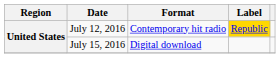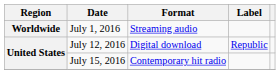+ row: (95, 28)
(178, 28) Contemporary hit radio -> (166, 45) Digital download
(249, 28) gold background -> (249, 45) no background
(166, 45) Digital download -> (178, 61) Contemporary hit radio
